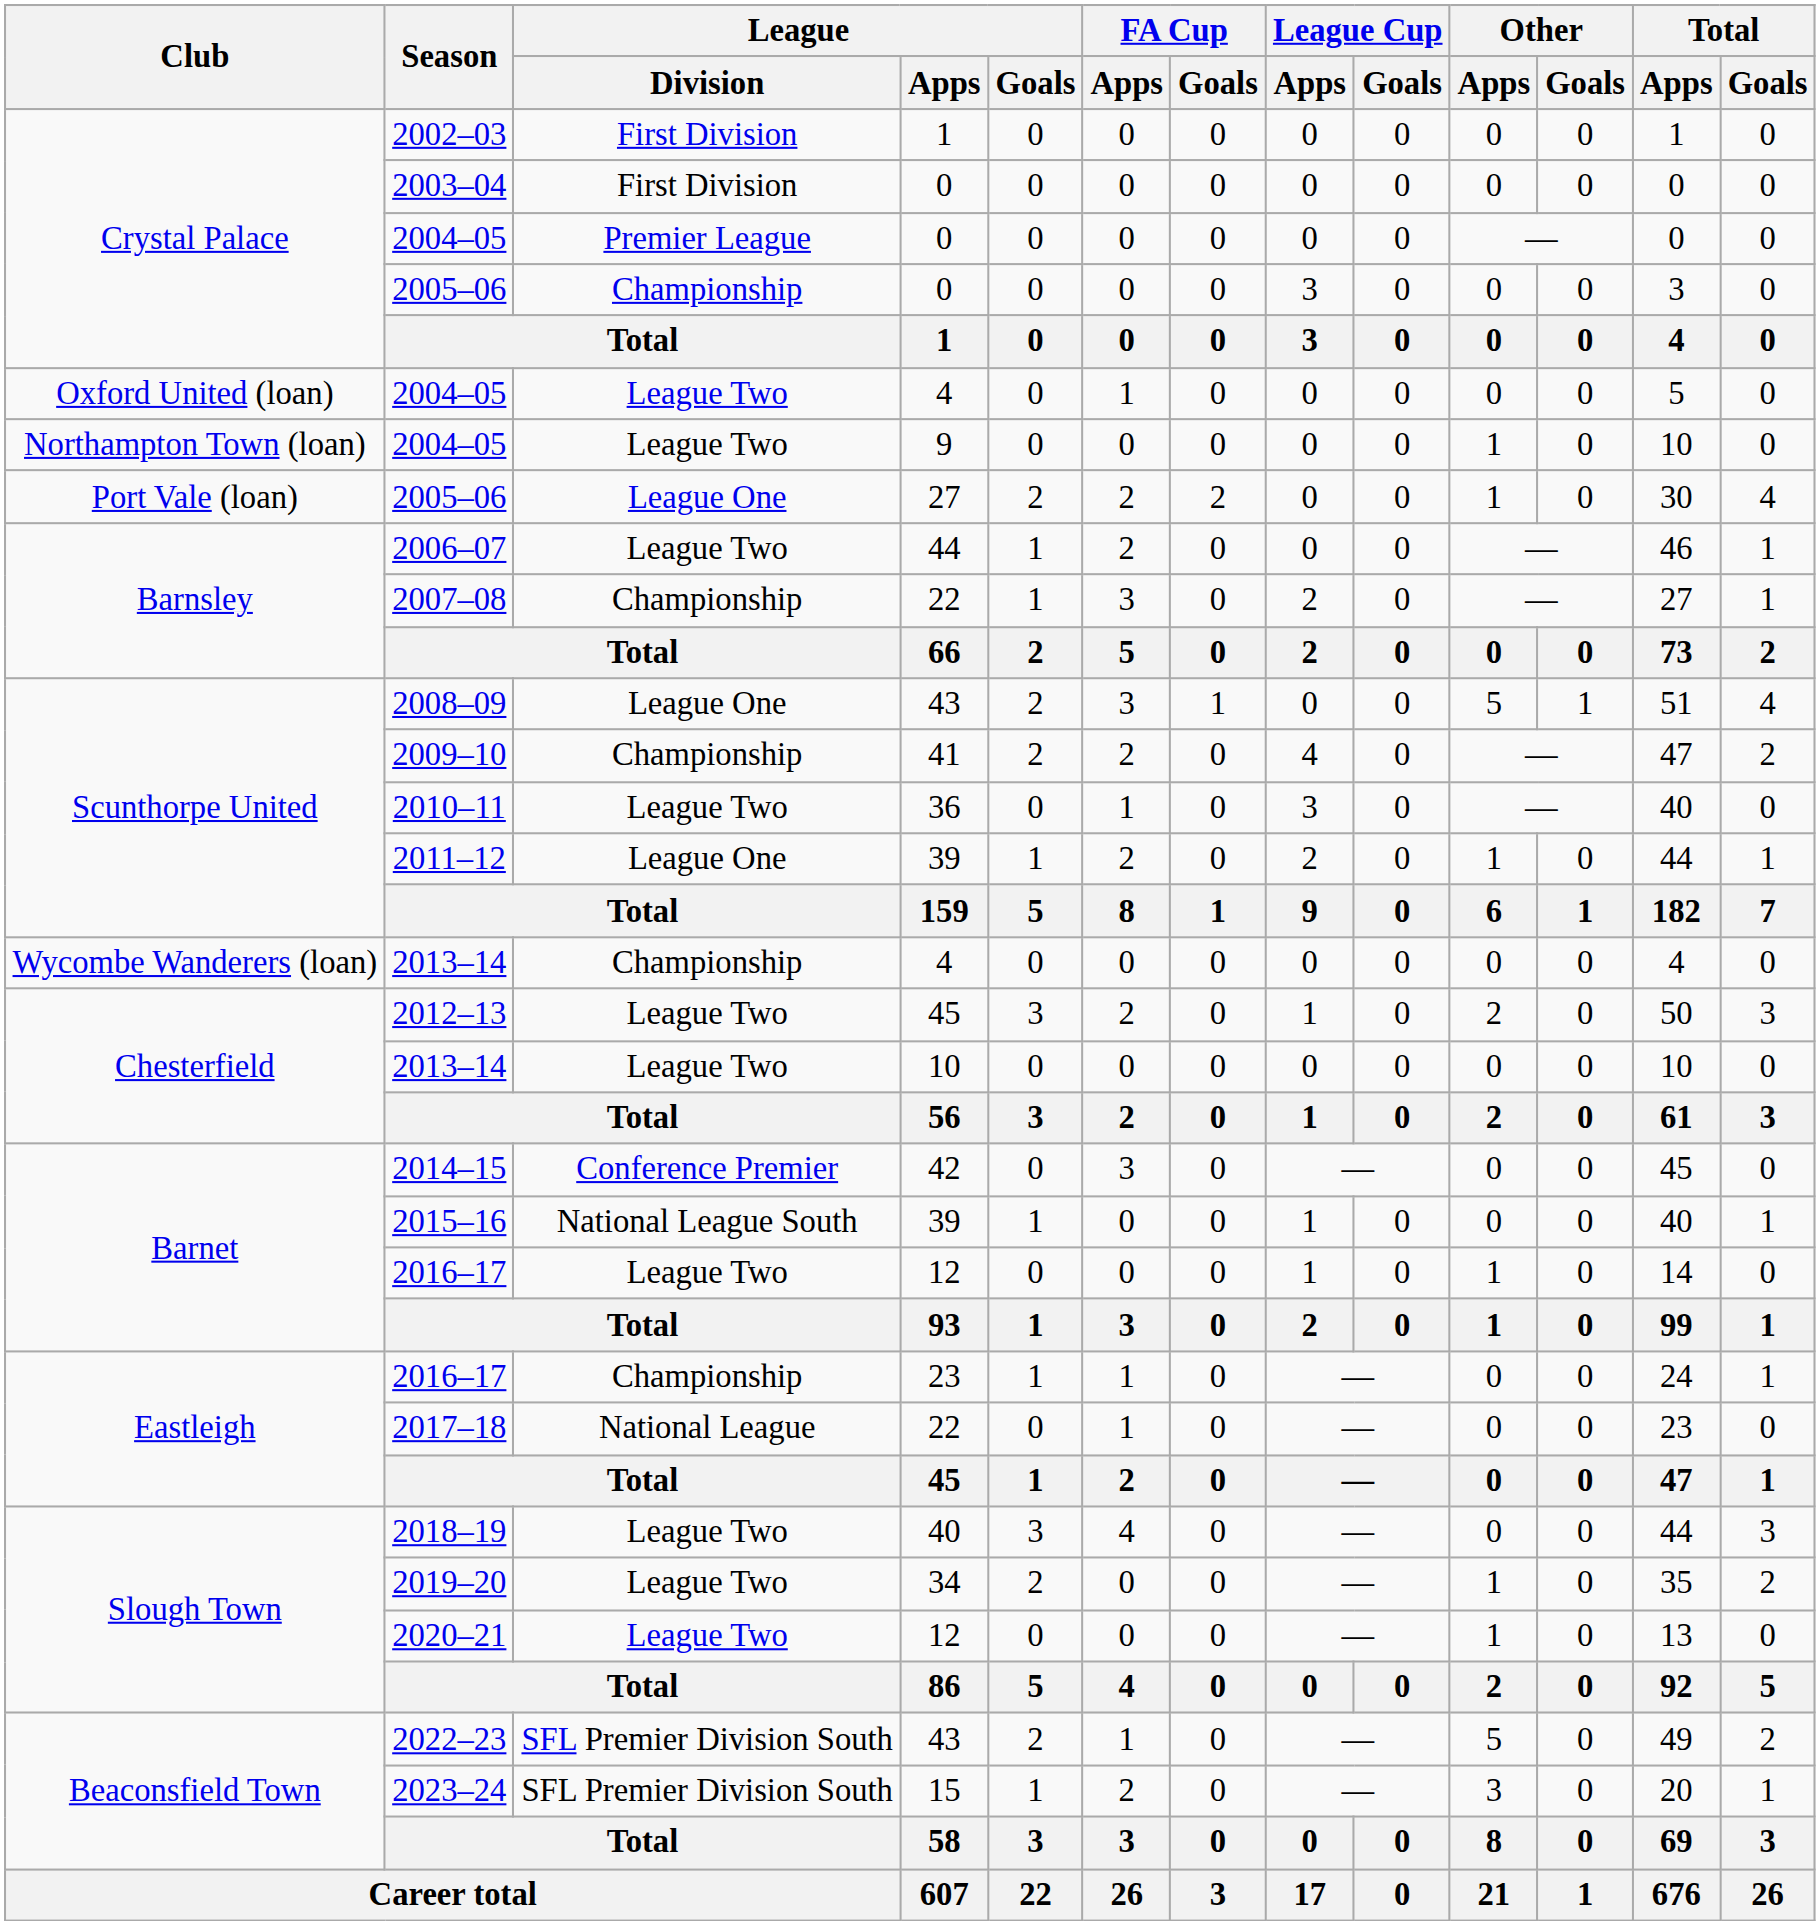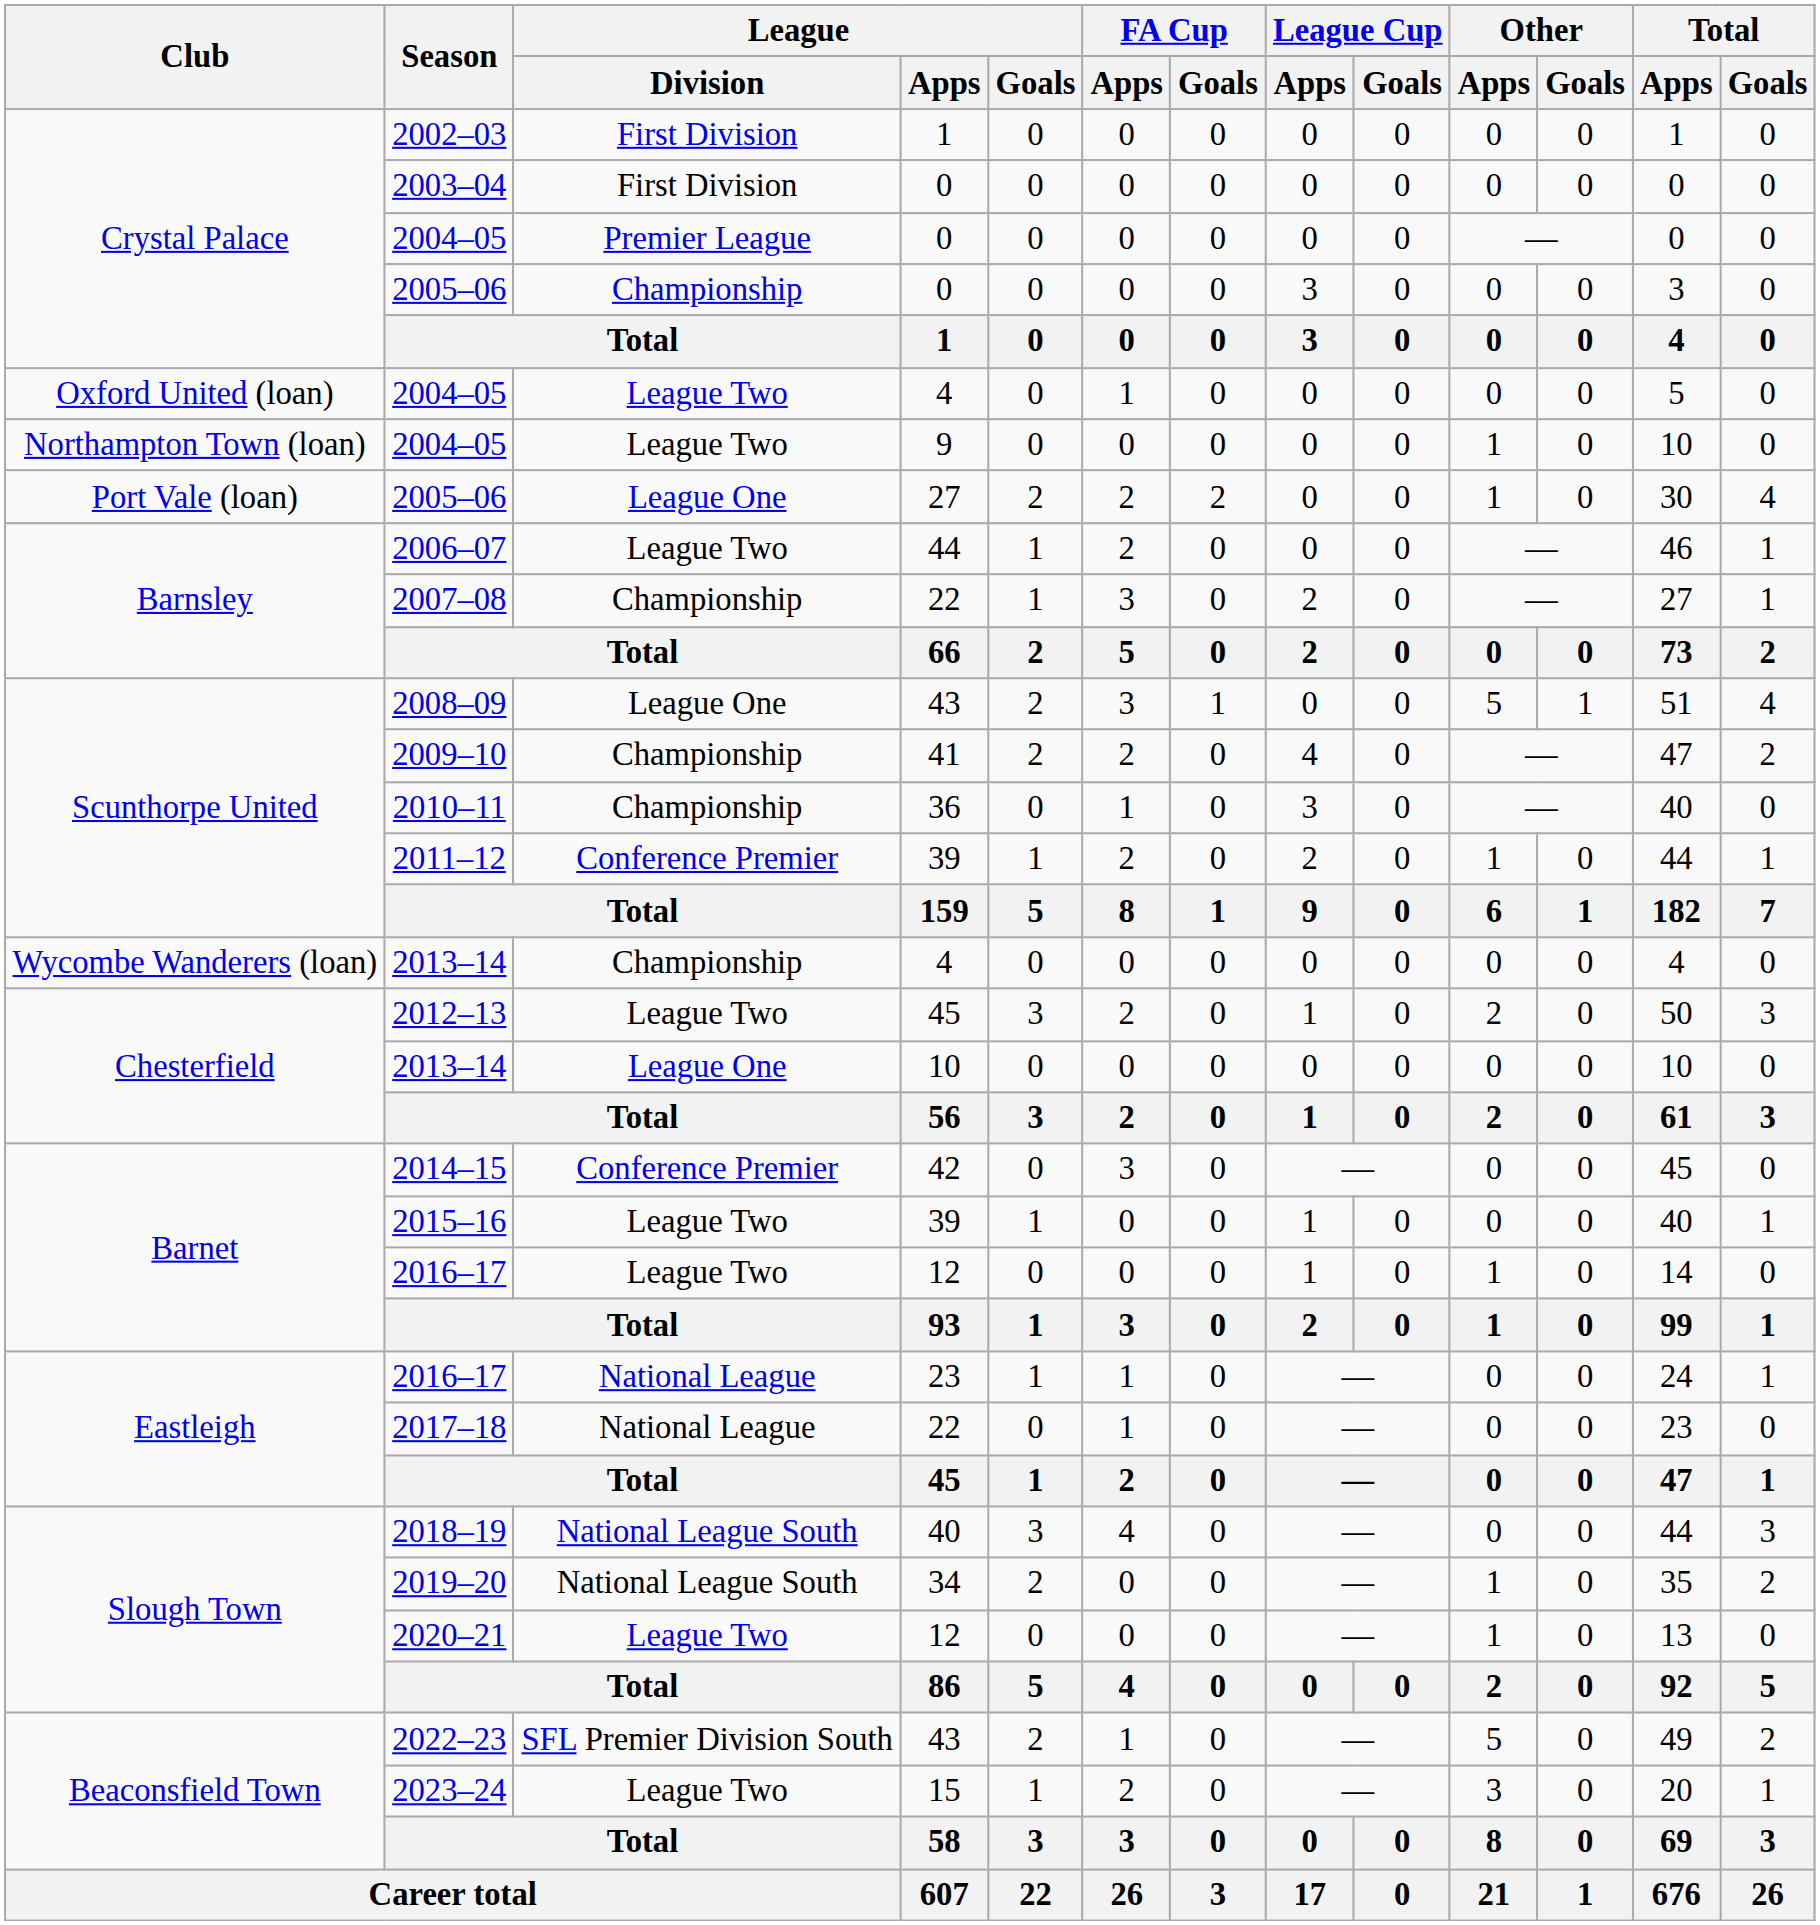(707, 806) League Two -> (707, 806) Championship
(707, 858) League One -> (707, 858) Conference Premier
(707, 1065) League Two -> (707, 1065) League One
(707, 1220) National League South -> (707, 1220) League Two
(707, 1376) Championship -> (707, 1376) National League
(707, 1531) League Two -> (707, 1531) National League South
(707, 1583) League Two -> (707, 1583) National League South
(707, 1790) SFL Premier Division South -> (707, 1790) League Two
